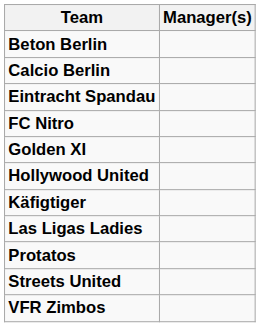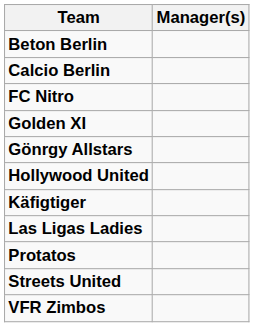- row: (82, 96)
+ row: (70, 149)
